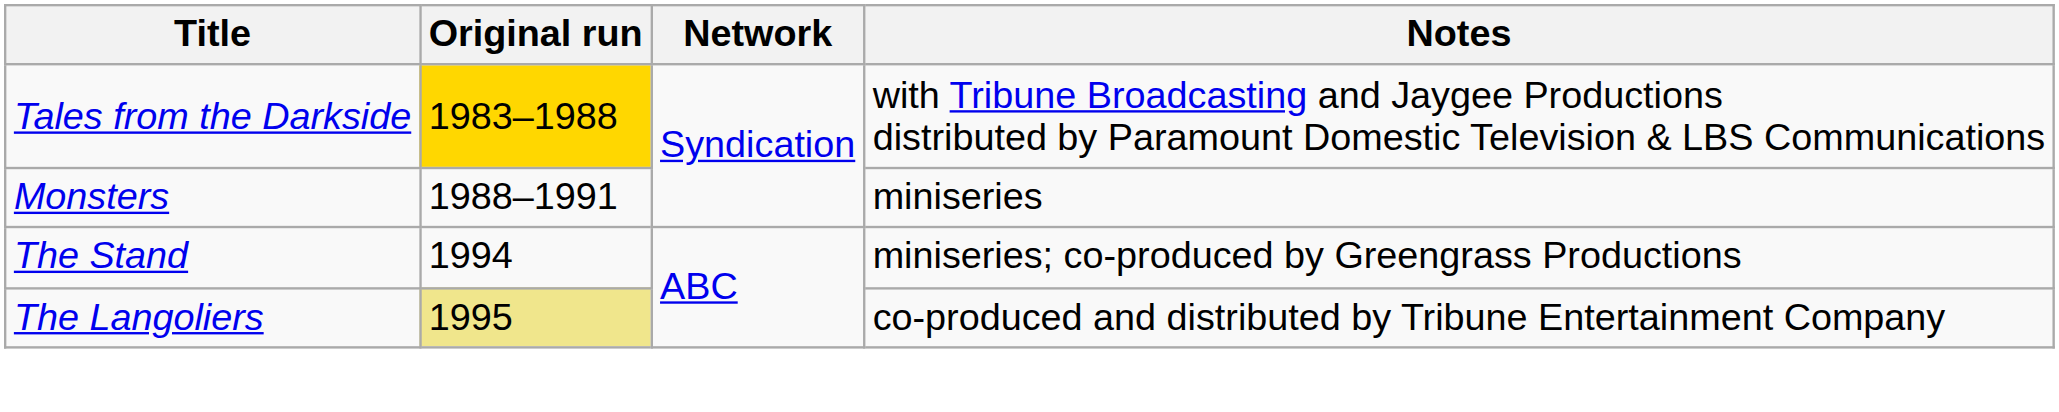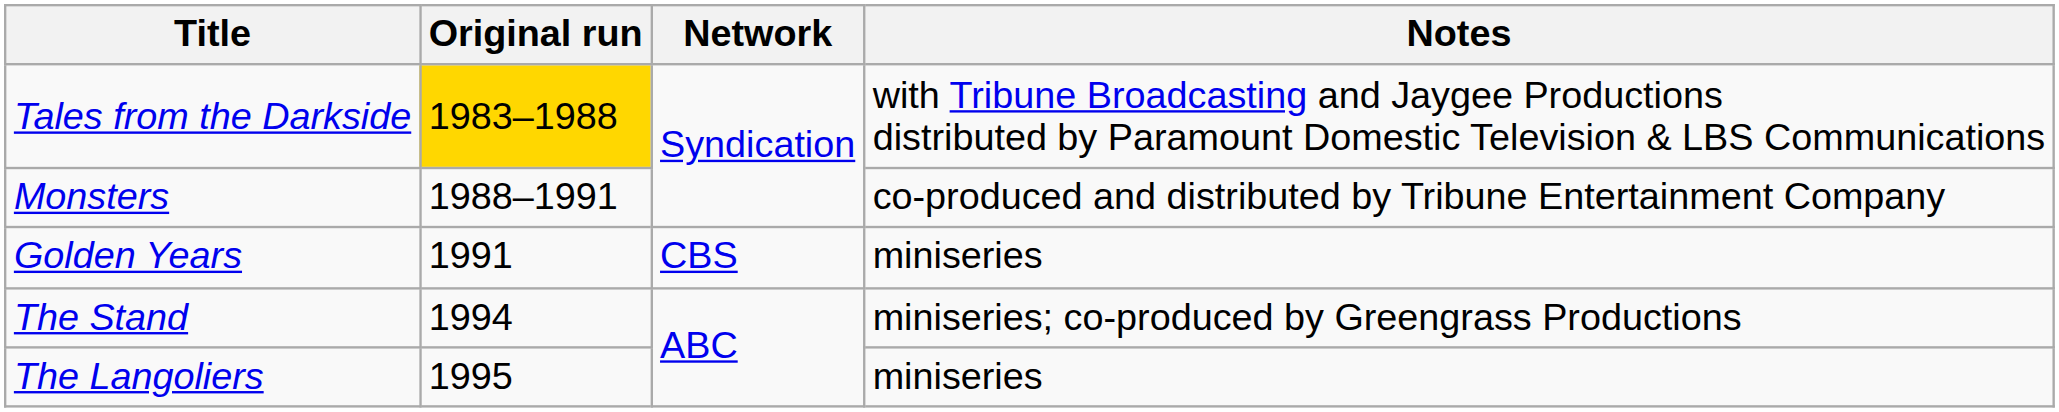(958, 196) miniseries -> (1409, 196) co-produced and distributed by Tribune Entertainment Company
+ row: (128, 256)
(471, 316) khaki background -> (471, 376) no background
(1409, 316) co-produced and distributed by Tribune Entertainment Company -> (958, 376) miniseries
